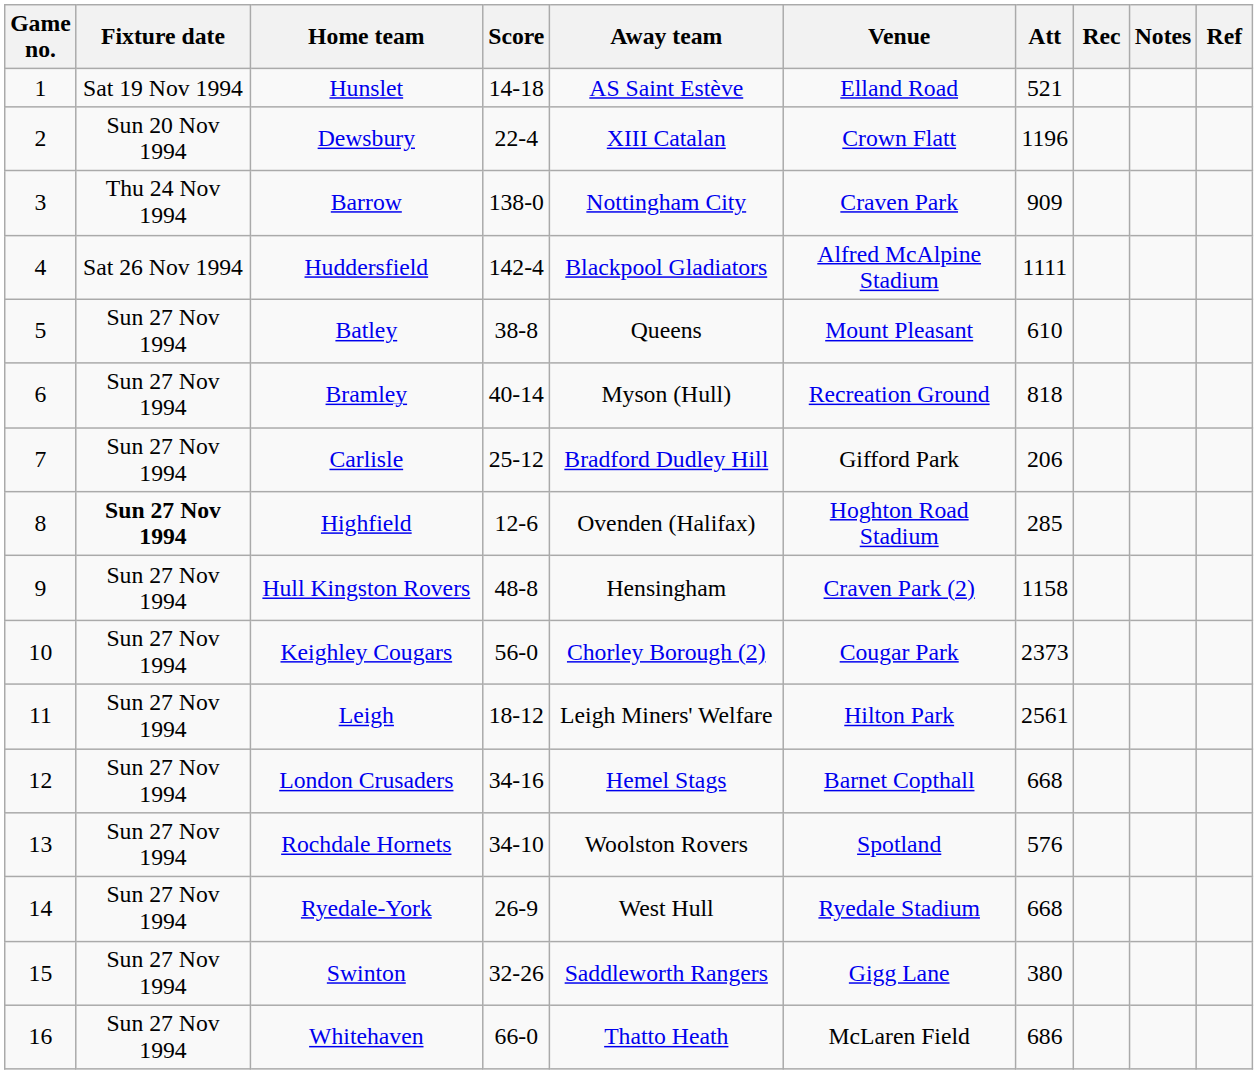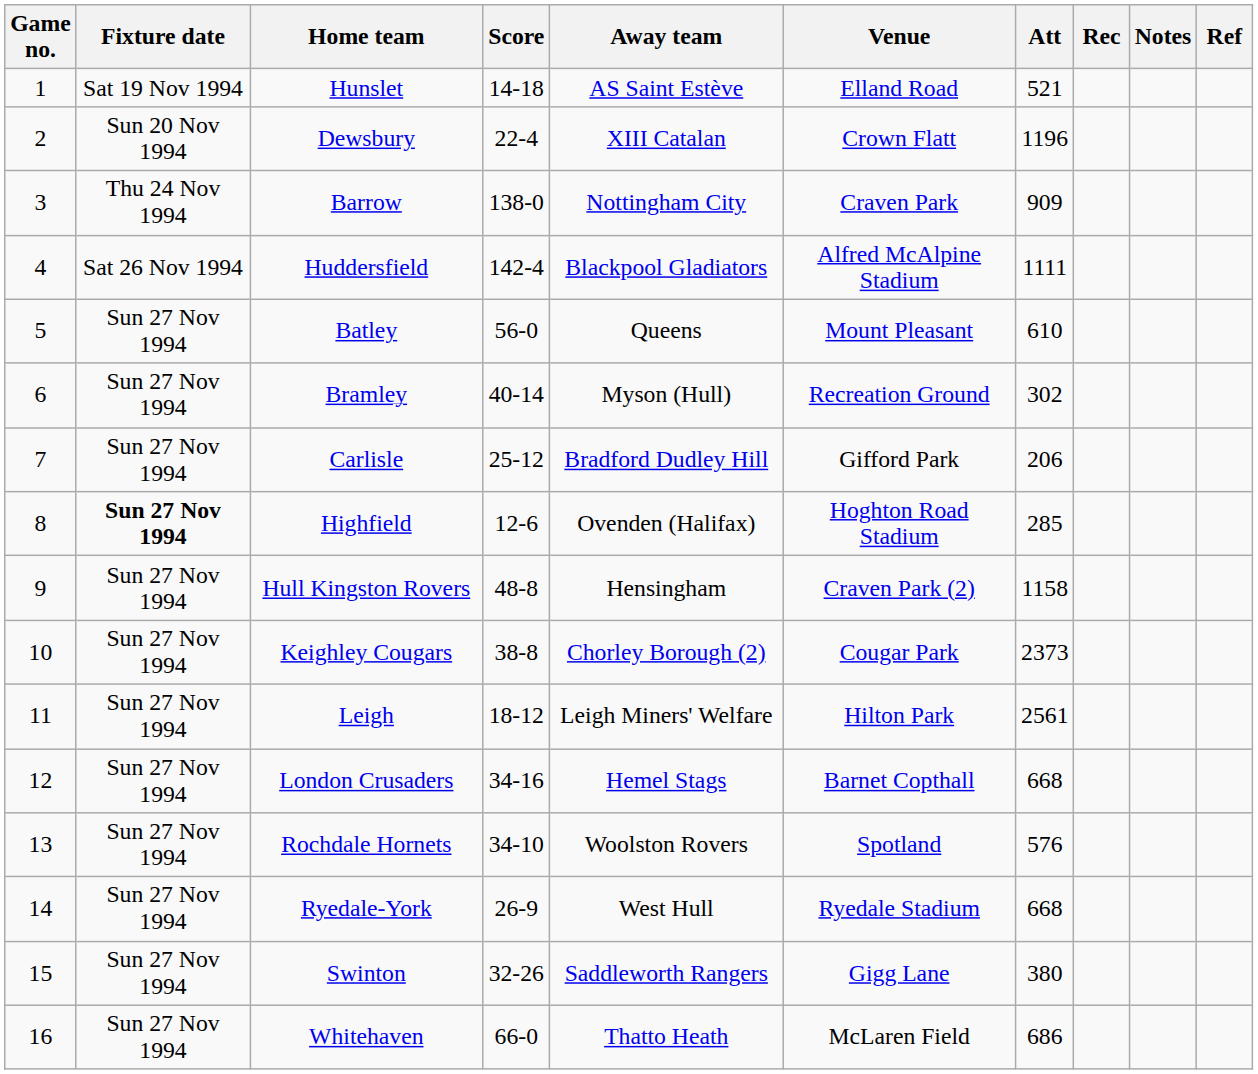(516, 330) 38-8 -> (516, 330) 56-0
(1045, 395) 818 -> (1045, 395) 302
(516, 651) 56-0 -> (516, 651) 38-8
